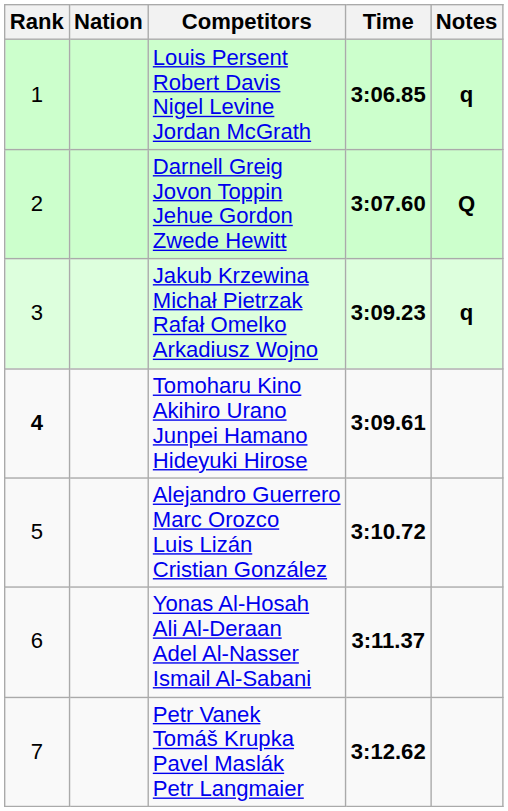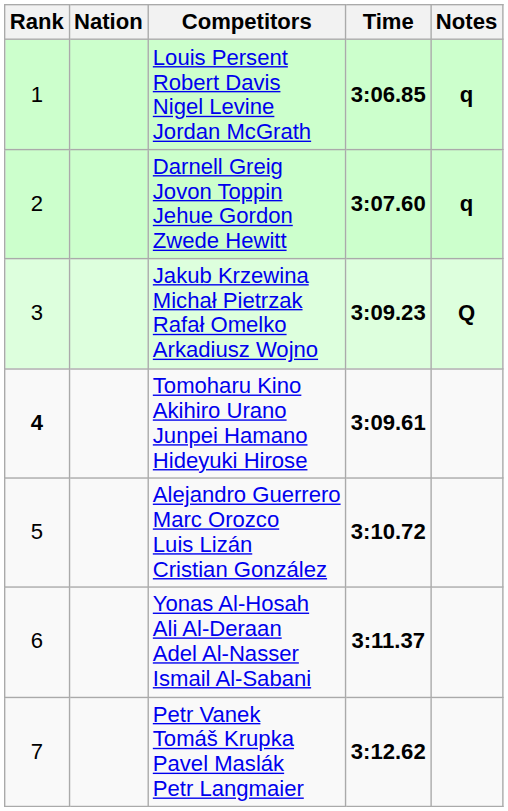(467, 203) Q -> (467, 203) q
(467, 313) q -> (467, 313) Q
